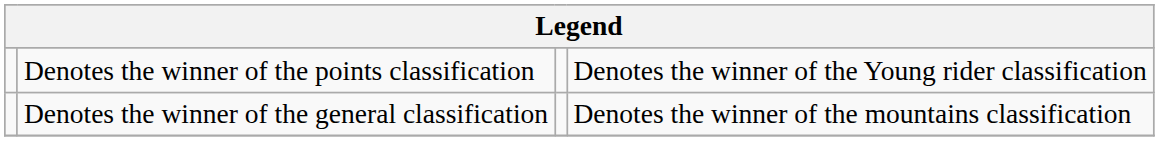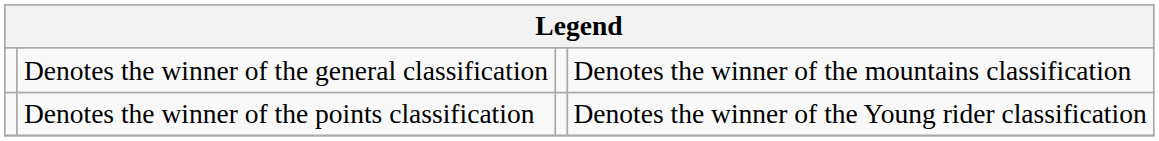rows swapped: (286, 113) <-> (279, 69)
